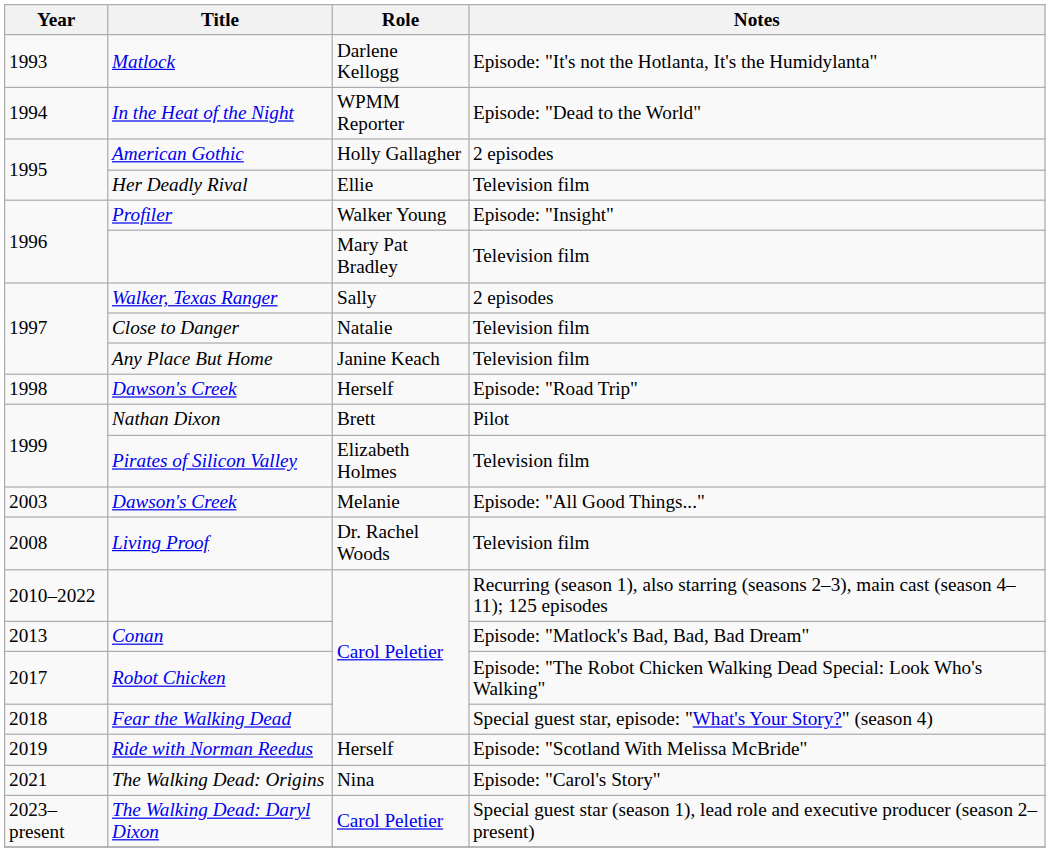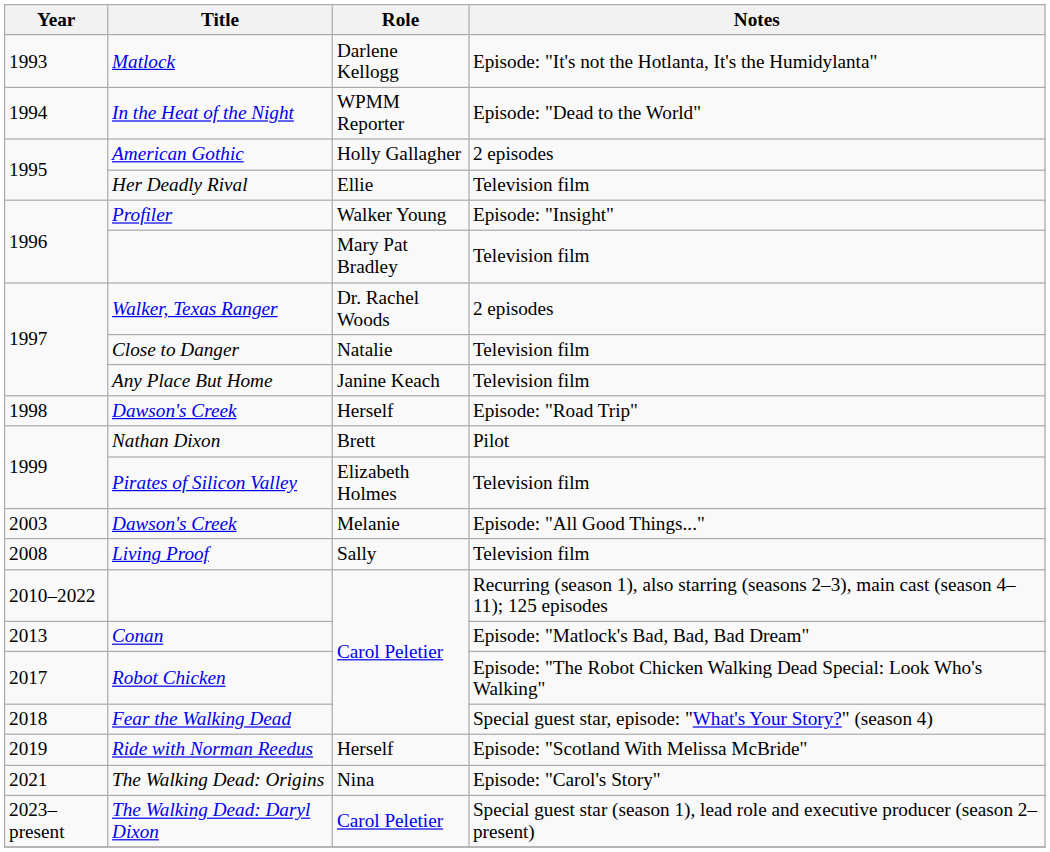(357, 297) Sally -> (378, 308) Dr. Rachel Woods
(378, 543) Dr. Rachel Woods -> (357, 554) Sally
